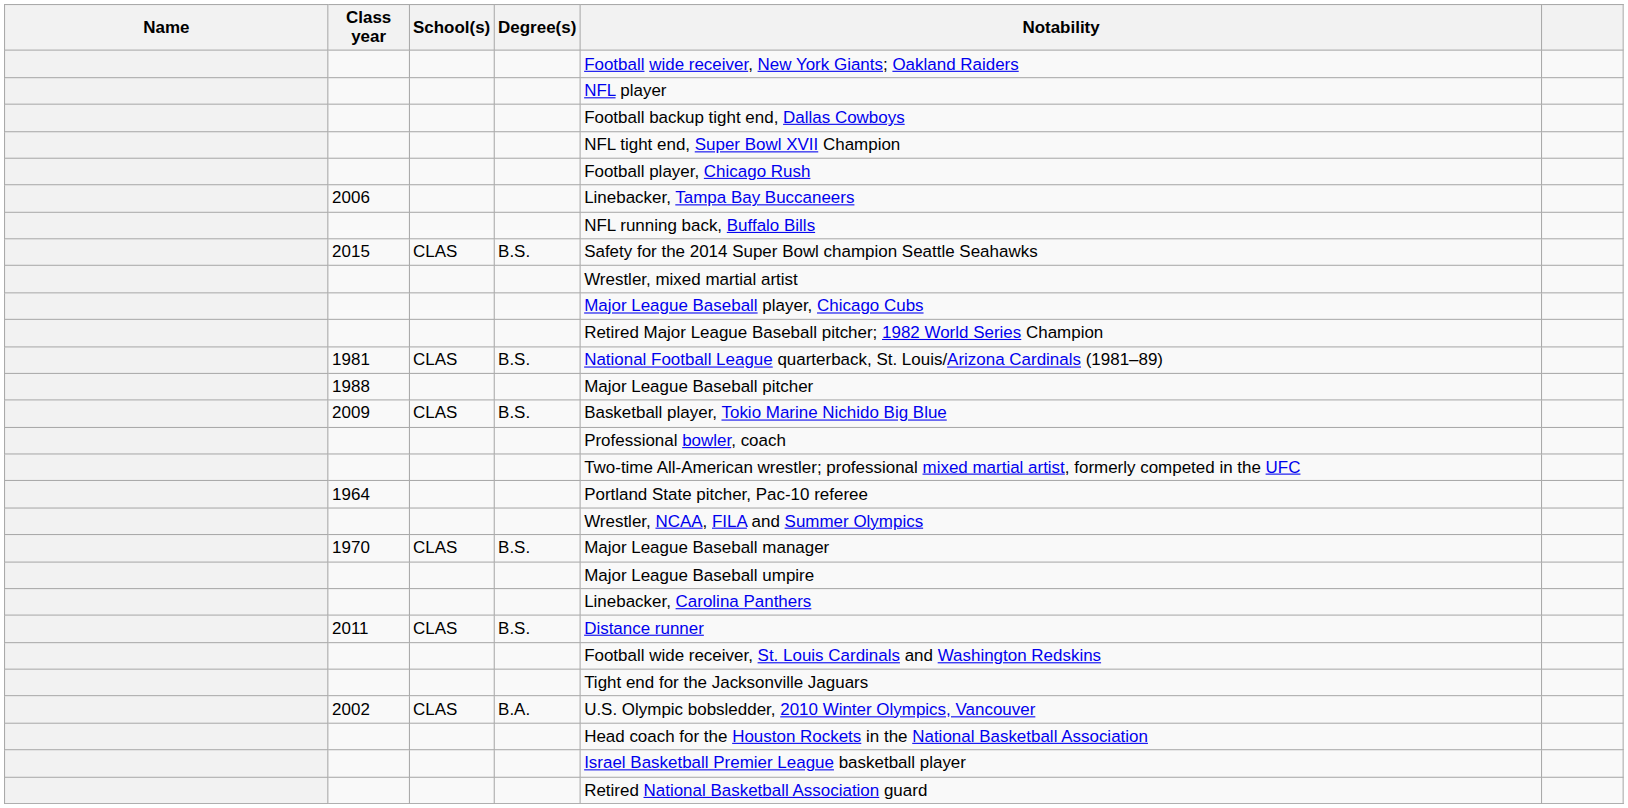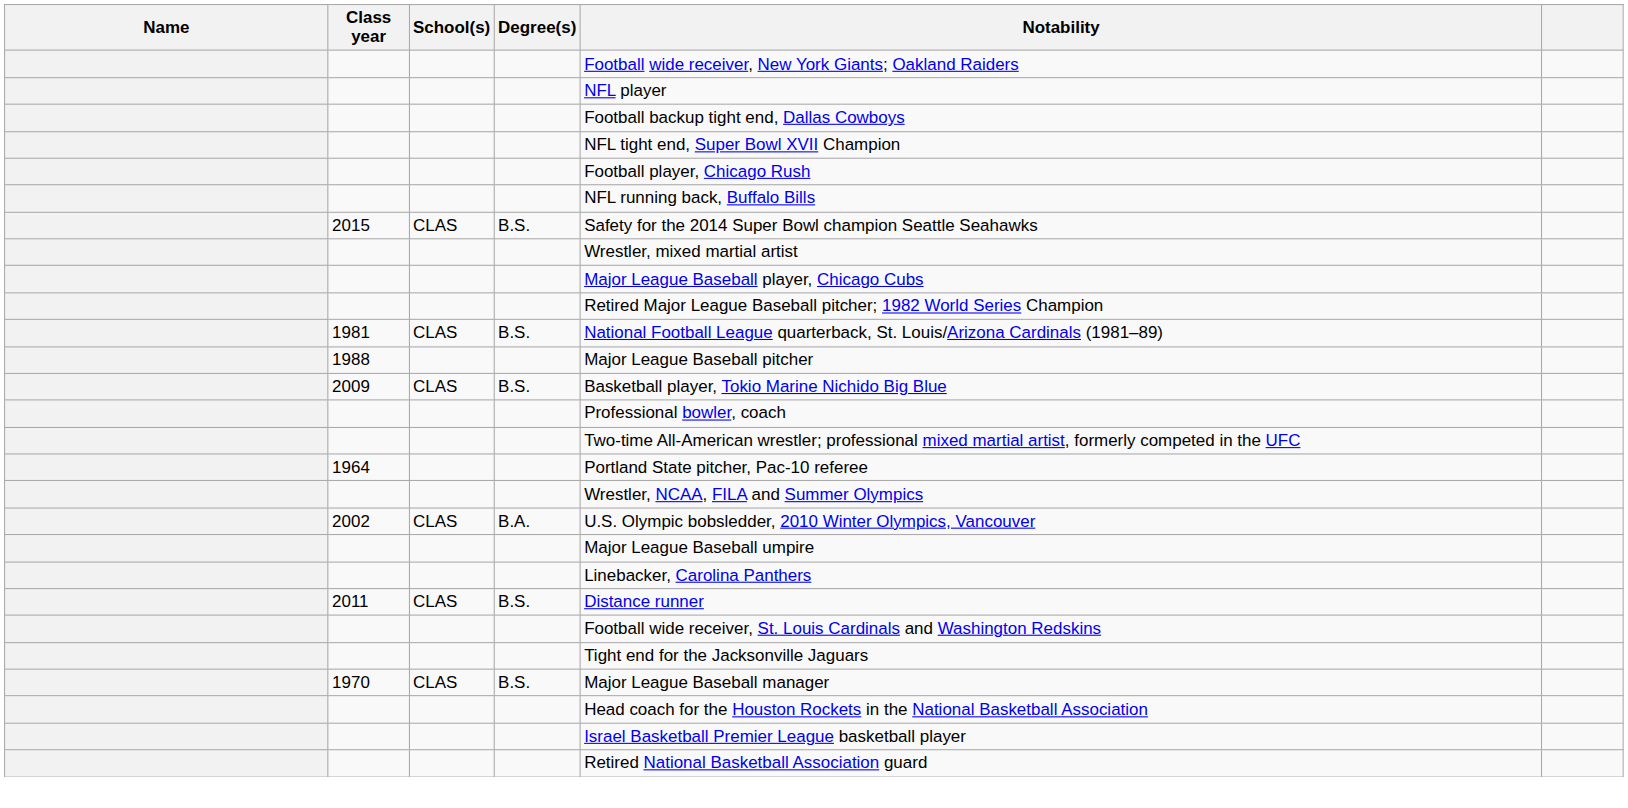- row: (351, 198)
rows swapped: (351, 709) <-> (351, 548)
